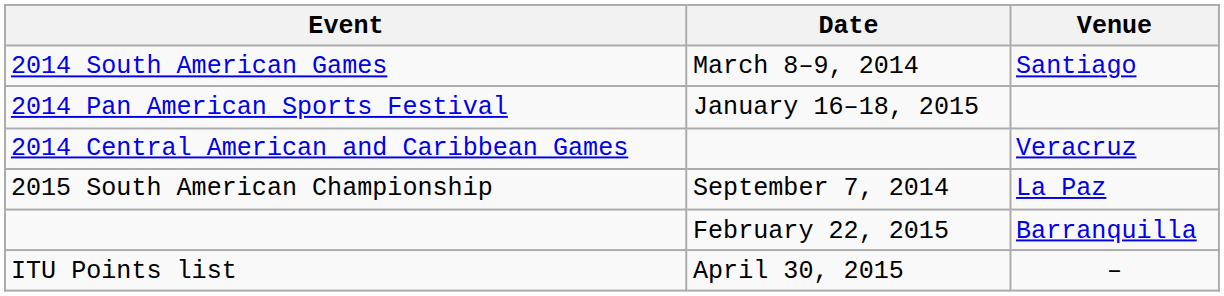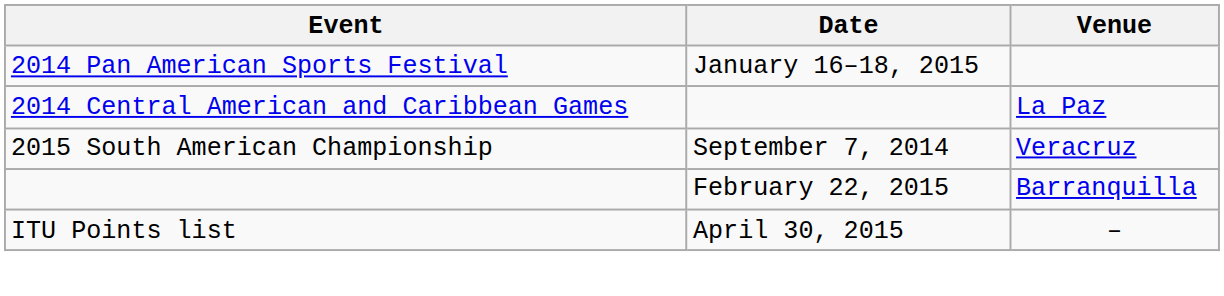- row: (199, 66)
(1076, 148) Veracruz -> (1061, 107) La Paz
(1061, 189) La Paz -> (1076, 148) Veracruz
